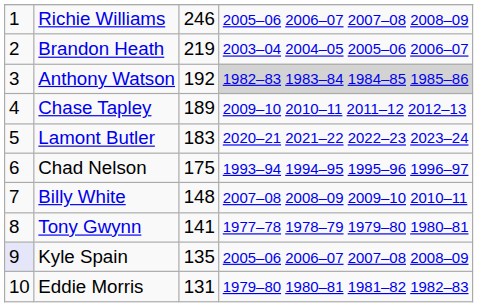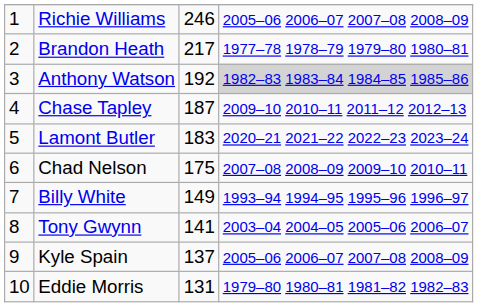(199, 49) 219 -> (199, 49) 217
(346, 49) 2003–04 2004–05 2005–06 2006–07 -> (346, 49) 1977–78 1978–79 1979–80 1980–81
(199, 108) 189 -> (199, 108) 187
(346, 168) 1993–94 1994–95 1995–96 1996–97 -> (345, 168) 2007–08 2008–09 2009–10 2010–11
(199, 197) 148 -> (199, 197) 149
(345, 198) 2007–08 2008–09 2009–10 2010–11 -> (346, 198) 1993–94 1994–95 1995–96 1996–97
(346, 227) 1977–78 1978–79 1979–80 1980–81 -> (346, 227) 2003–04 2004–05 2005–06 2006–07
(14, 256) lavender background -> (14, 256) no background
(199, 256) 135 -> (199, 256) 137
